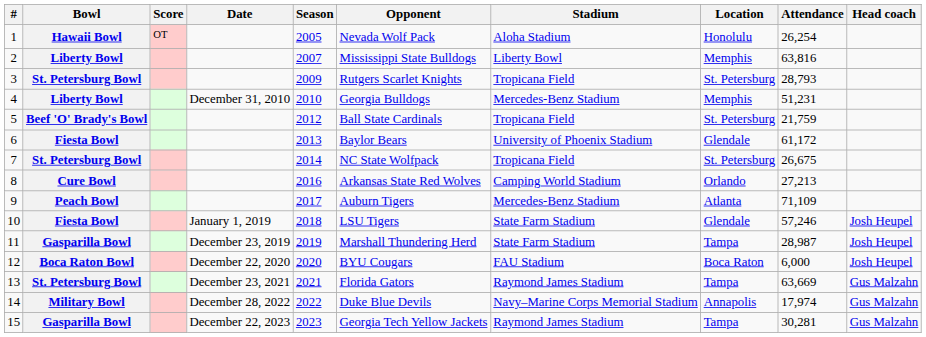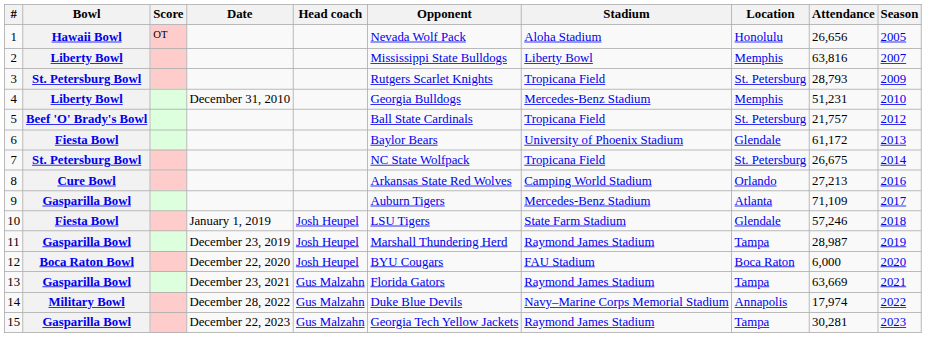columns swapped: (315, 14) <-> (884, 14)
(799, 36) 26,254 -> (830, 36) 26,656
(799, 119) 21,759 -> (830, 119) 21,757
(87, 200) Peach Bowl -> (87, 200) Gasparilla Bowl
(544, 241) State Farm Stadium -> (589, 241) Raymond James Stadium
(87, 282) St. Petersburg Bowl -> (87, 282) Gasparilla Bowl
